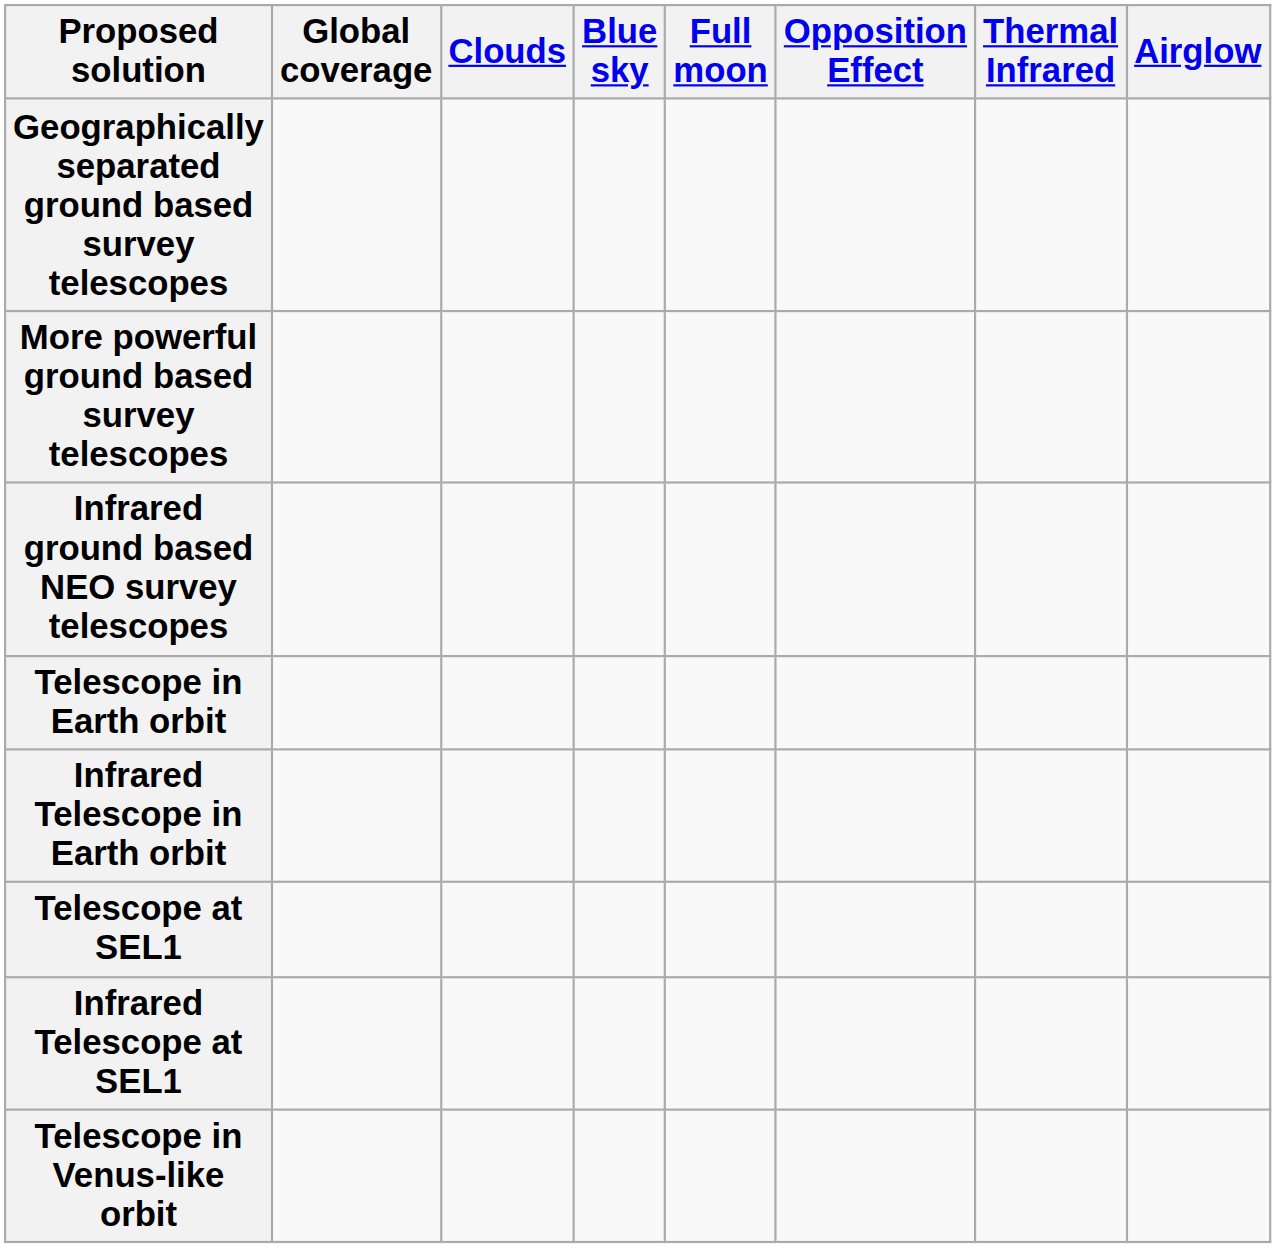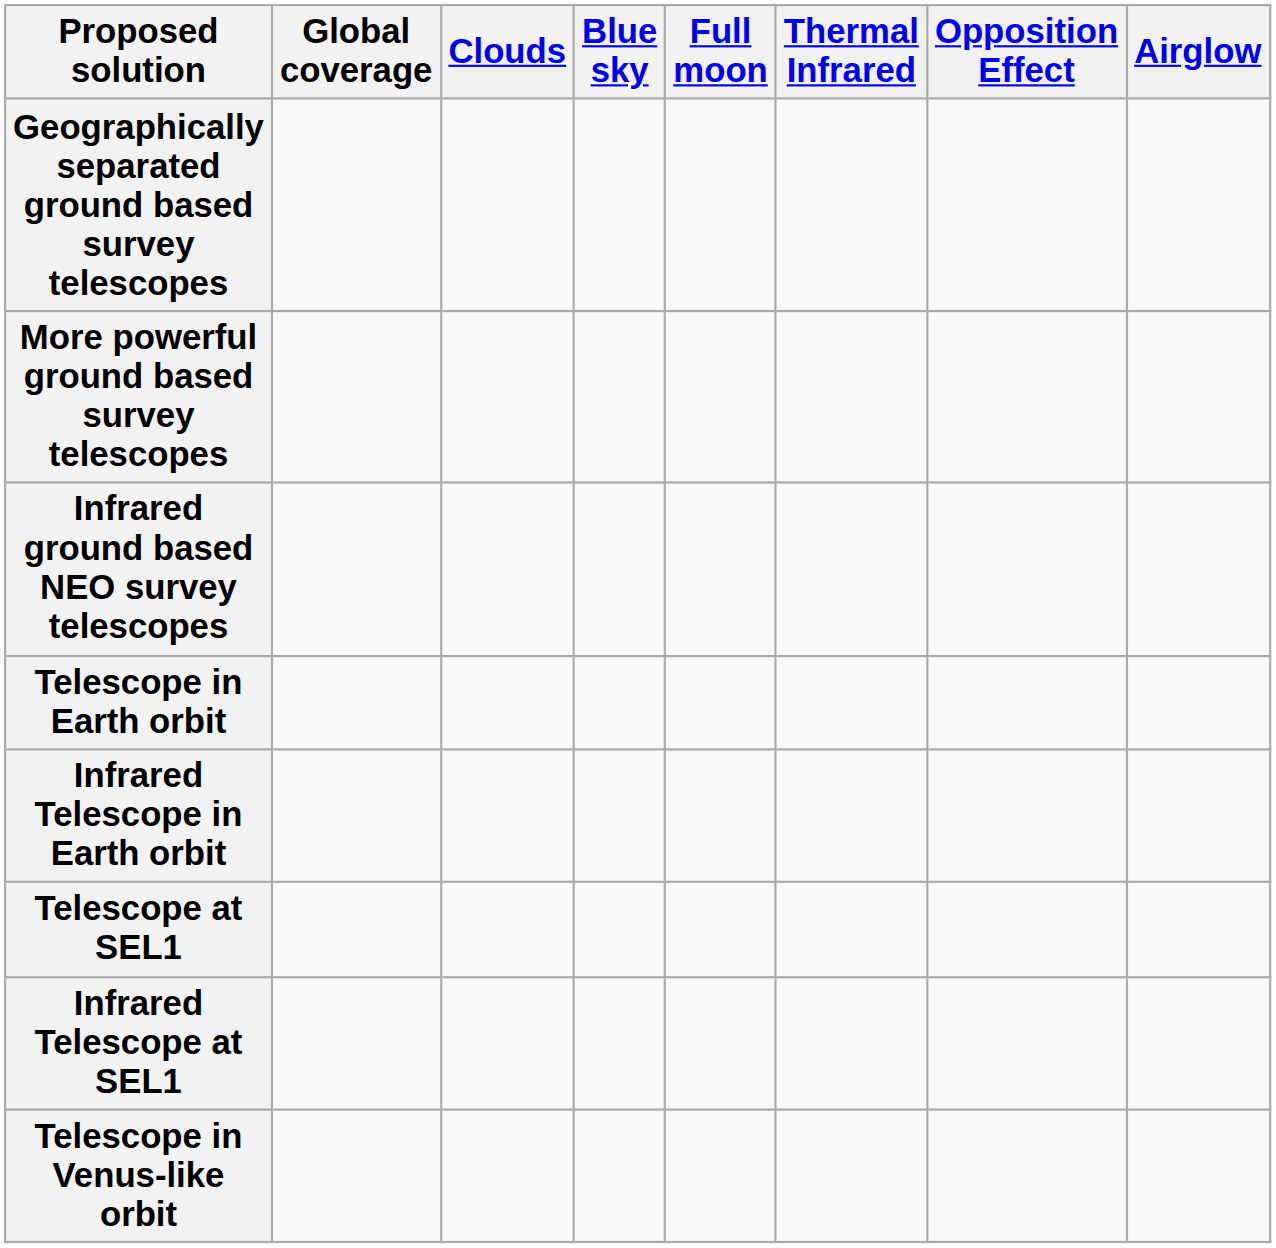columns swapped: (875, 51) <-> (1051, 51)
